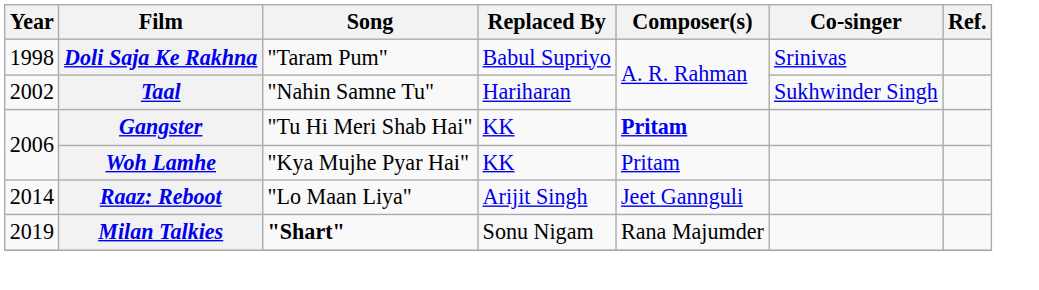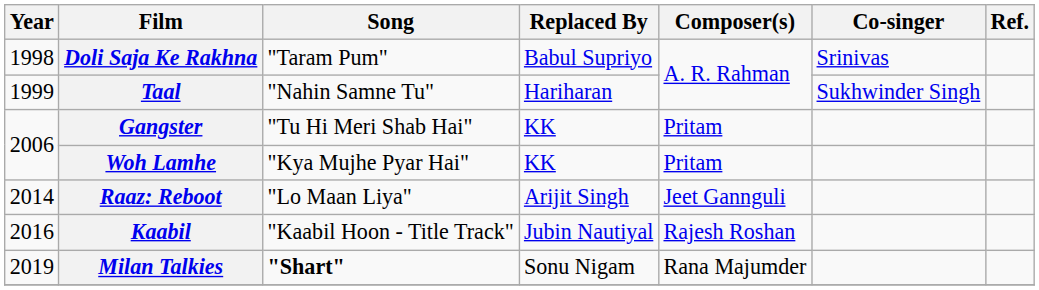(32, 92) 2002 -> (32, 92) 1999
(654, 127) bold -> (693, 127) normal
+ row: (161, 232)
